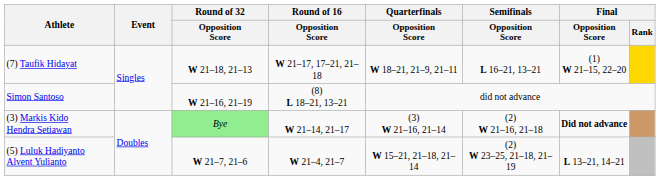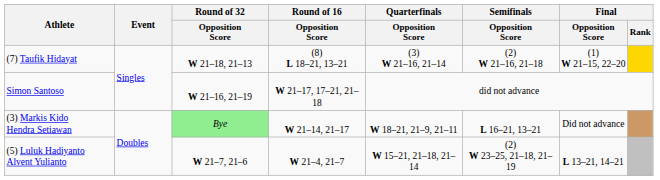(317, 70) W 21–17, 17–21, 21–18 -> (317, 59) (8) L 18–21, 13–21
(414, 70) W 18–21, 21–9, 21–11 -> (414, 59) (3) W 21–16, 21–14
(511, 70) L 16–21, 13–21 -> (511, 59) (2) W 21–16, 21–18
(317, 97) (8) L 18–21, 13–21 -> (317, 97) W 21–17, 17–21, 21–18
(414, 124) (3) W 21–16, 21–14 -> (414, 130) W 18–21, 21–9, 21–11
(511, 124) (2) W 21–16, 21–18 -> (511, 130) L 16–21, 13–21
(594, 124) bold -> (593, 124) normal
